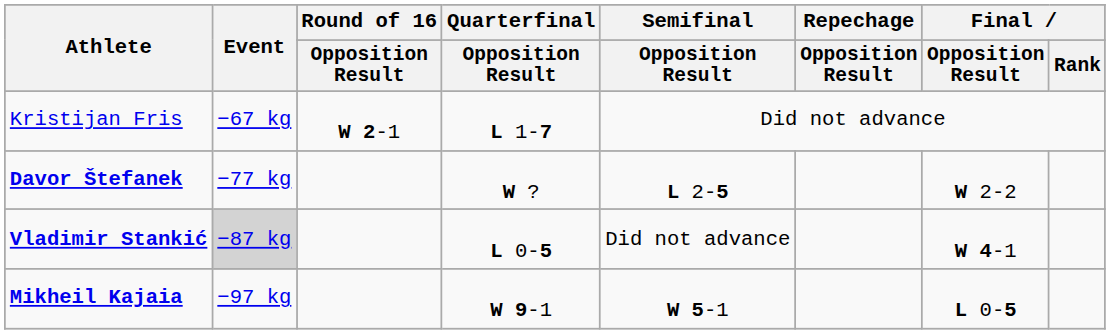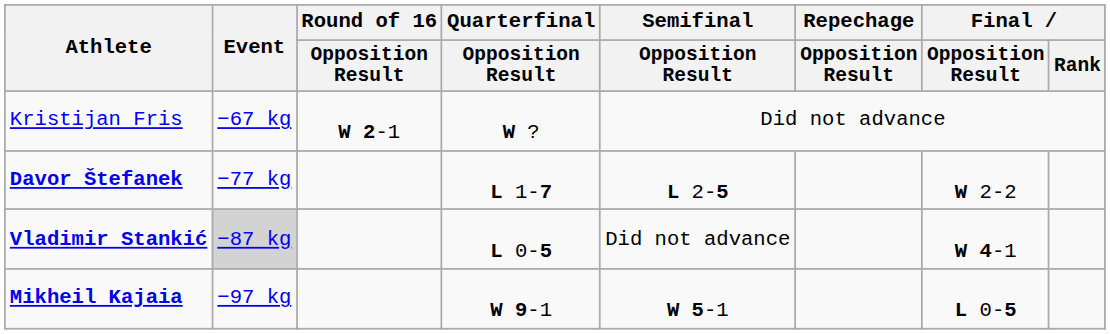(521, 133) L 1-7 -> (521, 133) W ?
(521, 192) W ? -> (521, 192) L 1-7
